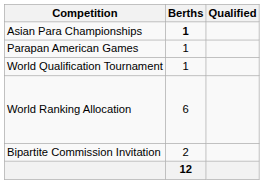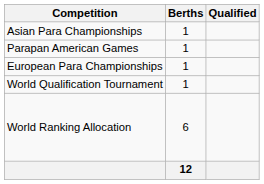(186, 31) bold -> (186, 31) normal
+ row: (85, 66)
- row: (84, 152)
